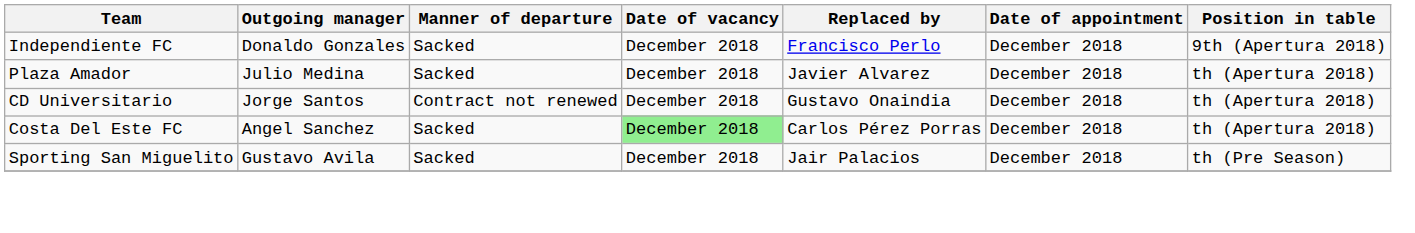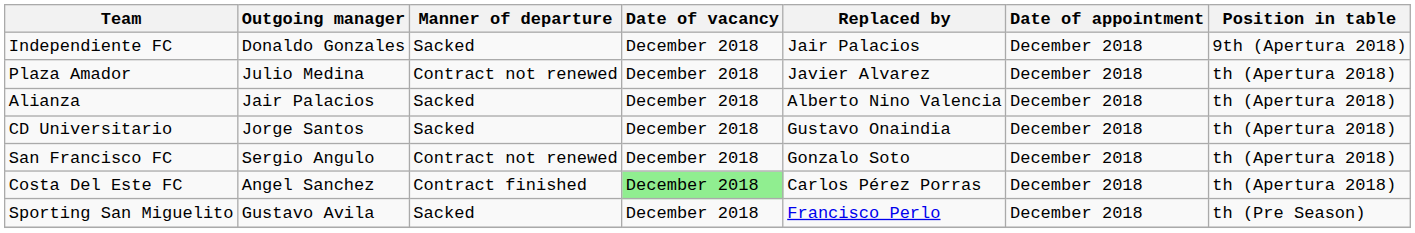(864, 46) Francisco Perlo -> (854, 46) Jair Palacios
(444, 74) Sacked -> (515, 74) Contract not renewed
+ row: (44, 102)
(515, 102) Contract not renewed -> (444, 130) Sacked
+ row: (90, 157)
(444, 130) Sacked -> (500, 185) Contract finished
(854, 157) Jair Palacios -> (864, 213) Francisco Perlo
